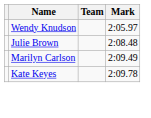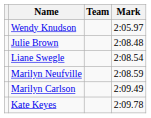+ row: (38, 58)
+ row: (46, 74)
